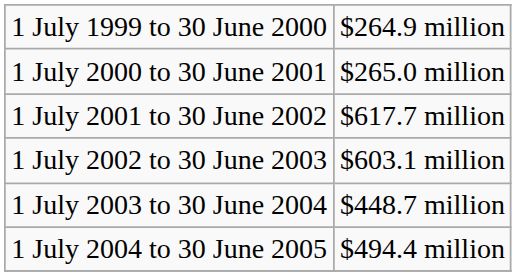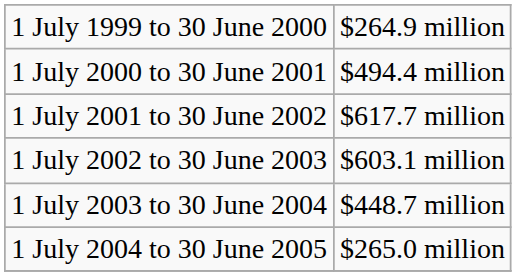(422, 71) $265.0 million -> (422, 71) $494.4 million
(422, 248) $494.4 million -> (422, 248) $265.0 million
